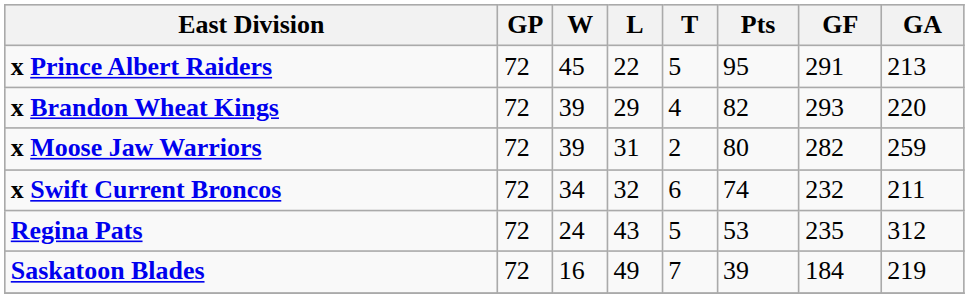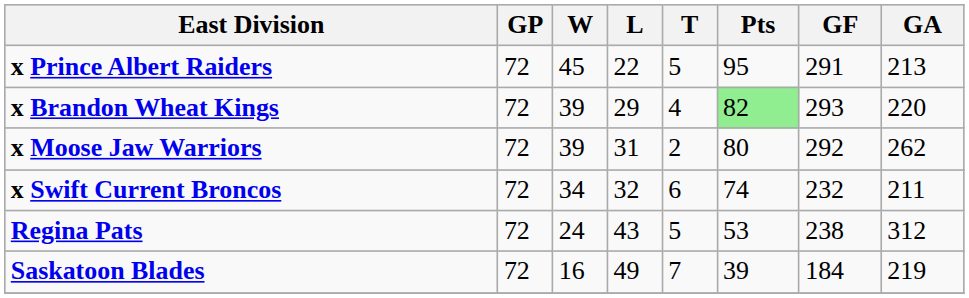(736, 107) no background -> (736, 107) lightgreen background
(825, 148) 282 -> (825, 148) 292
(907, 148) 259 -> (907, 148) 262
(825, 230) 235 -> (825, 230) 238
